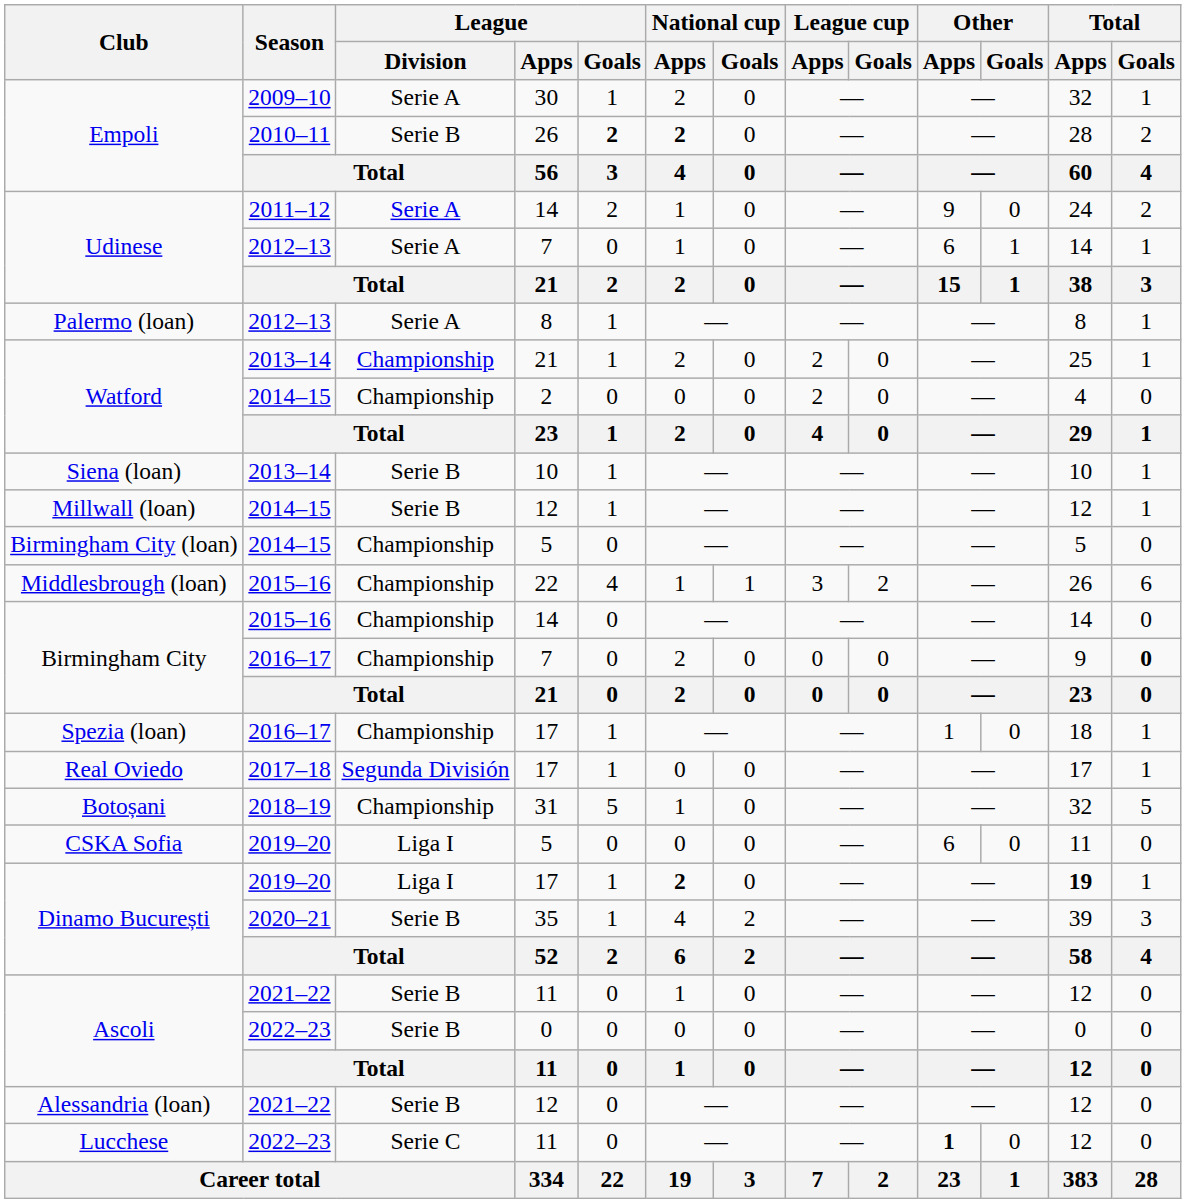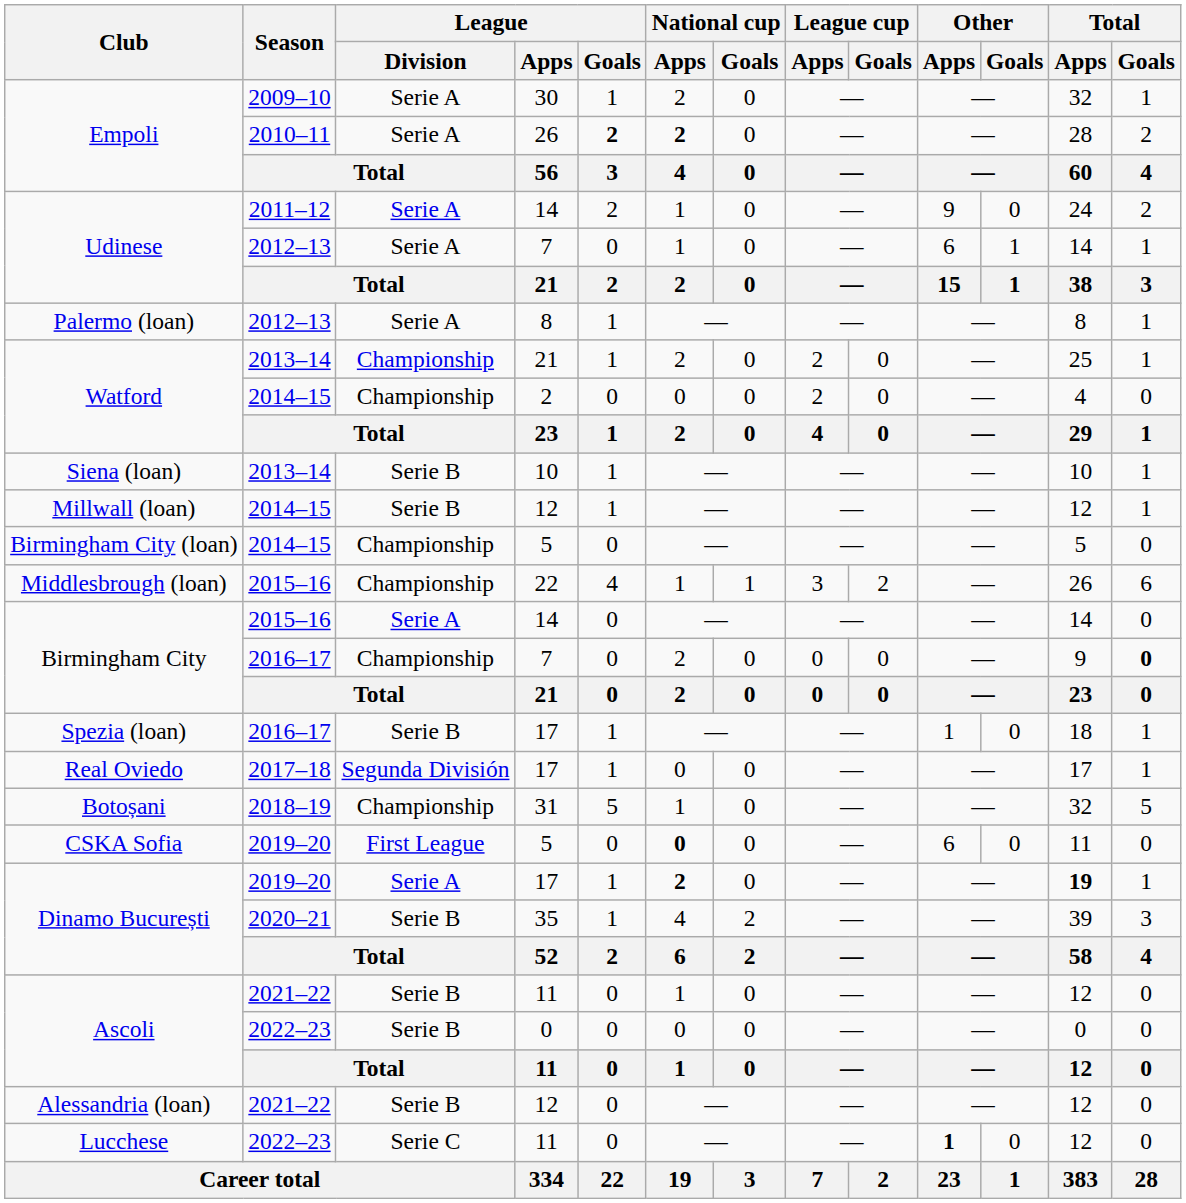(425, 135) Serie B -> (425, 135) Serie A
(425, 619) Championship -> (425, 619) Serie A
(425, 731) Championship -> (425, 731) Serie B
(425, 843) Liga I -> (425, 843) First League
(680, 843) normal -> (680, 843) bold
(425, 881) Liga I -> (425, 881) Serie A
